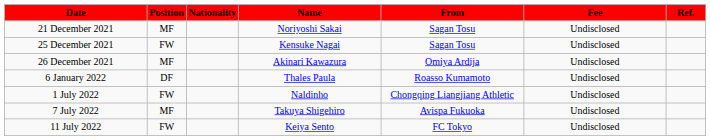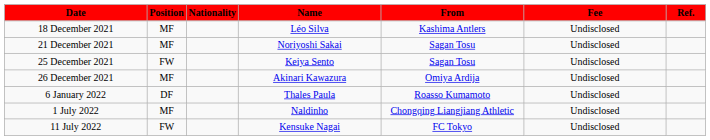+ row: (76, 29)
(310, 45) Kensuke Nagai -> (310, 62) Keiya Sento
(167, 95) FW -> (167, 111) MF
- row: (76, 111)
(310, 127) Keiya Sento -> (310, 127) Kensuke Nagai
